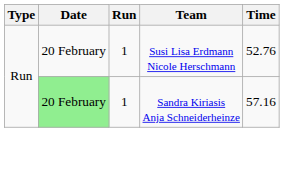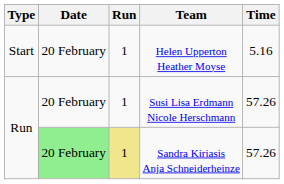+ row: (191, 59)
(261, 51) 52.76 -> (261, 101) 57.26
(124, 101) no background -> (124, 152) khaki background
(261, 101) 57.16 -> (261, 152) 57.26
